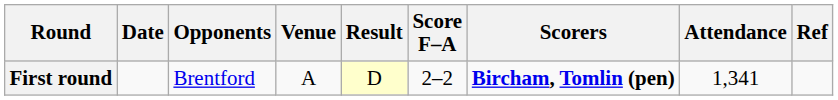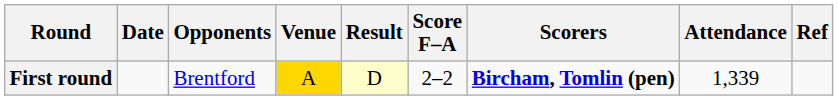(308, 77) no background -> (308, 77) gold background
(736, 77) 1,341 -> (736, 77) 1,339
